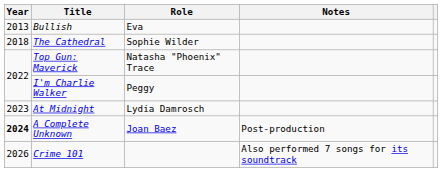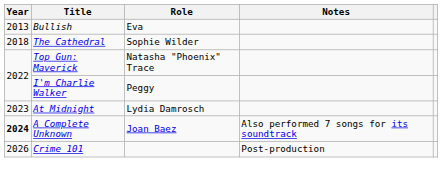(283, 129) Post-production -> (325, 129) Also performed 7 songs for its soundtrack
(325, 154) Also performed 7 songs for its soundtrack -> (283, 149) Post-production
